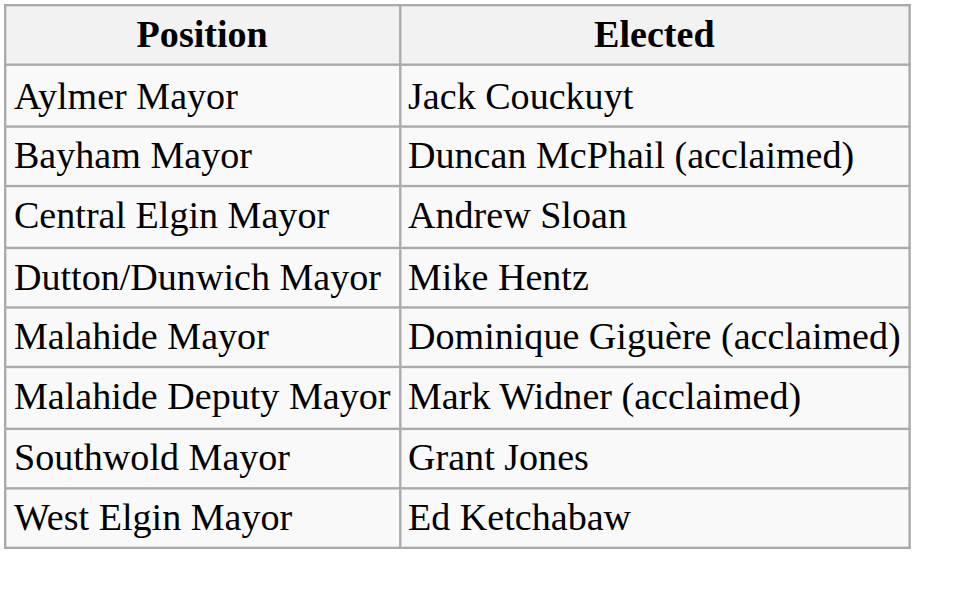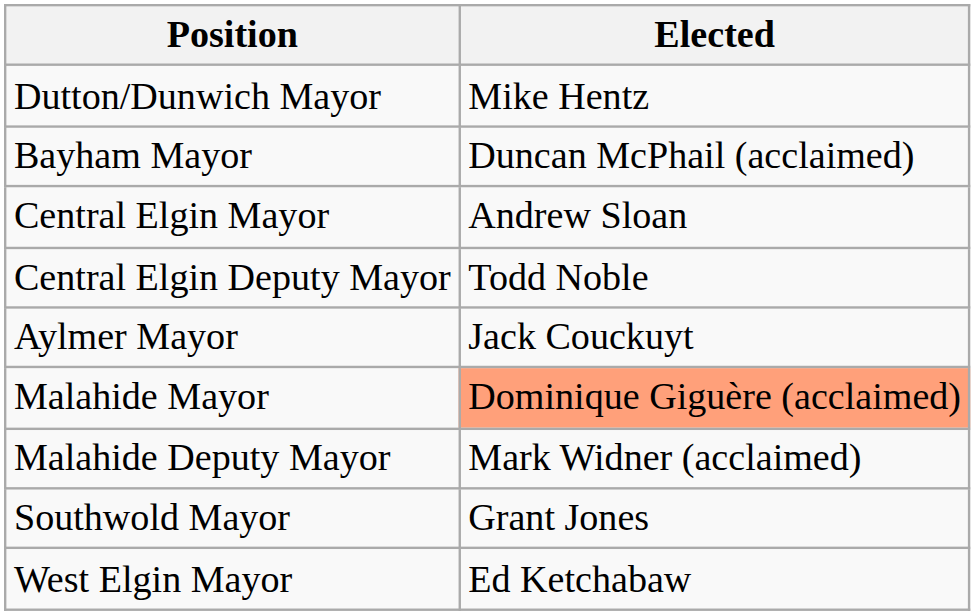rows swapped: (126, 95) <-> (197, 276)
+ row: (232, 276)
(654, 336) no background -> (715, 397) lightsalmon background
